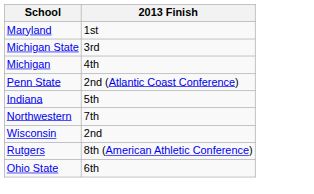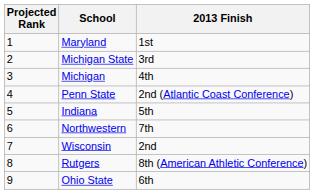+ column: (32, 19)
